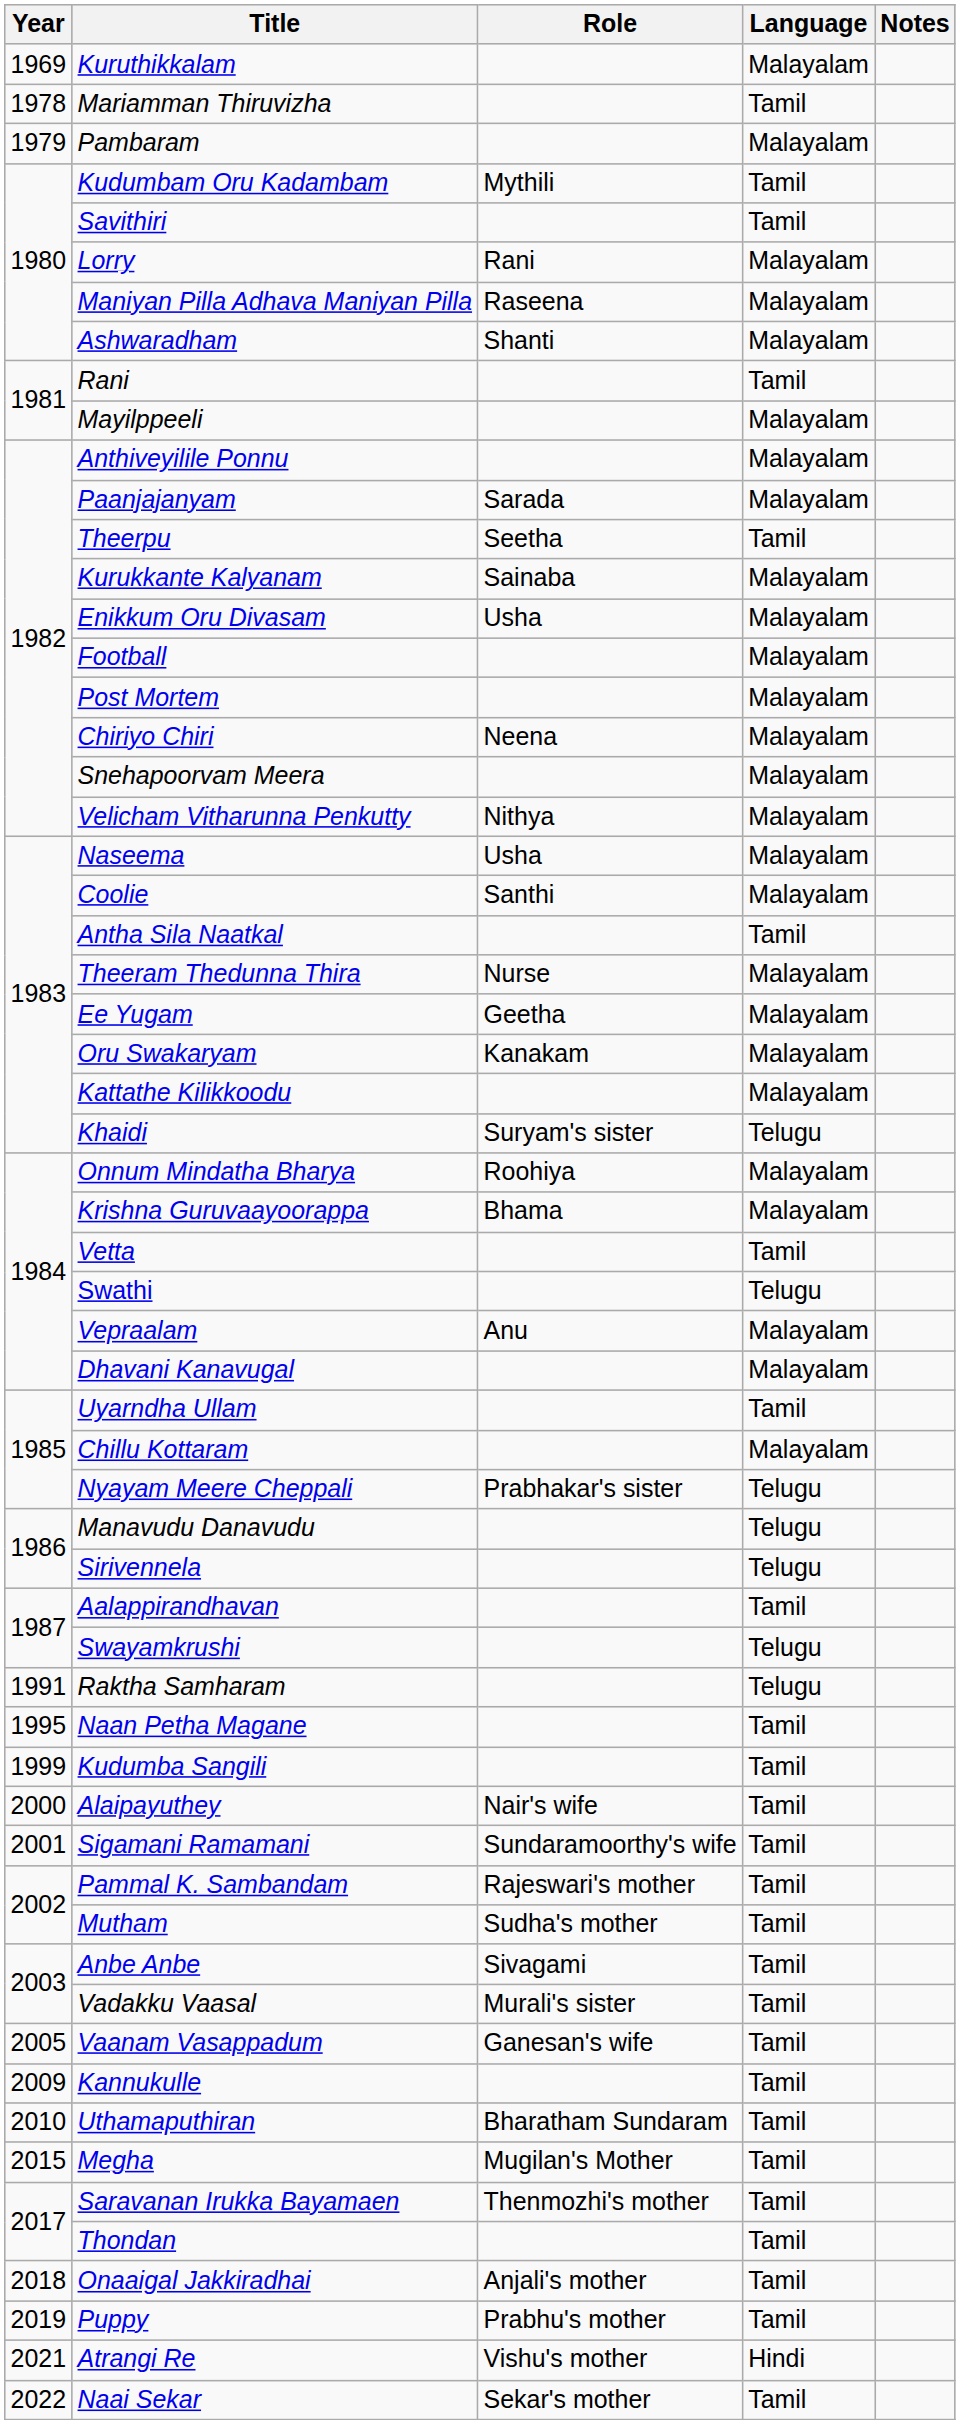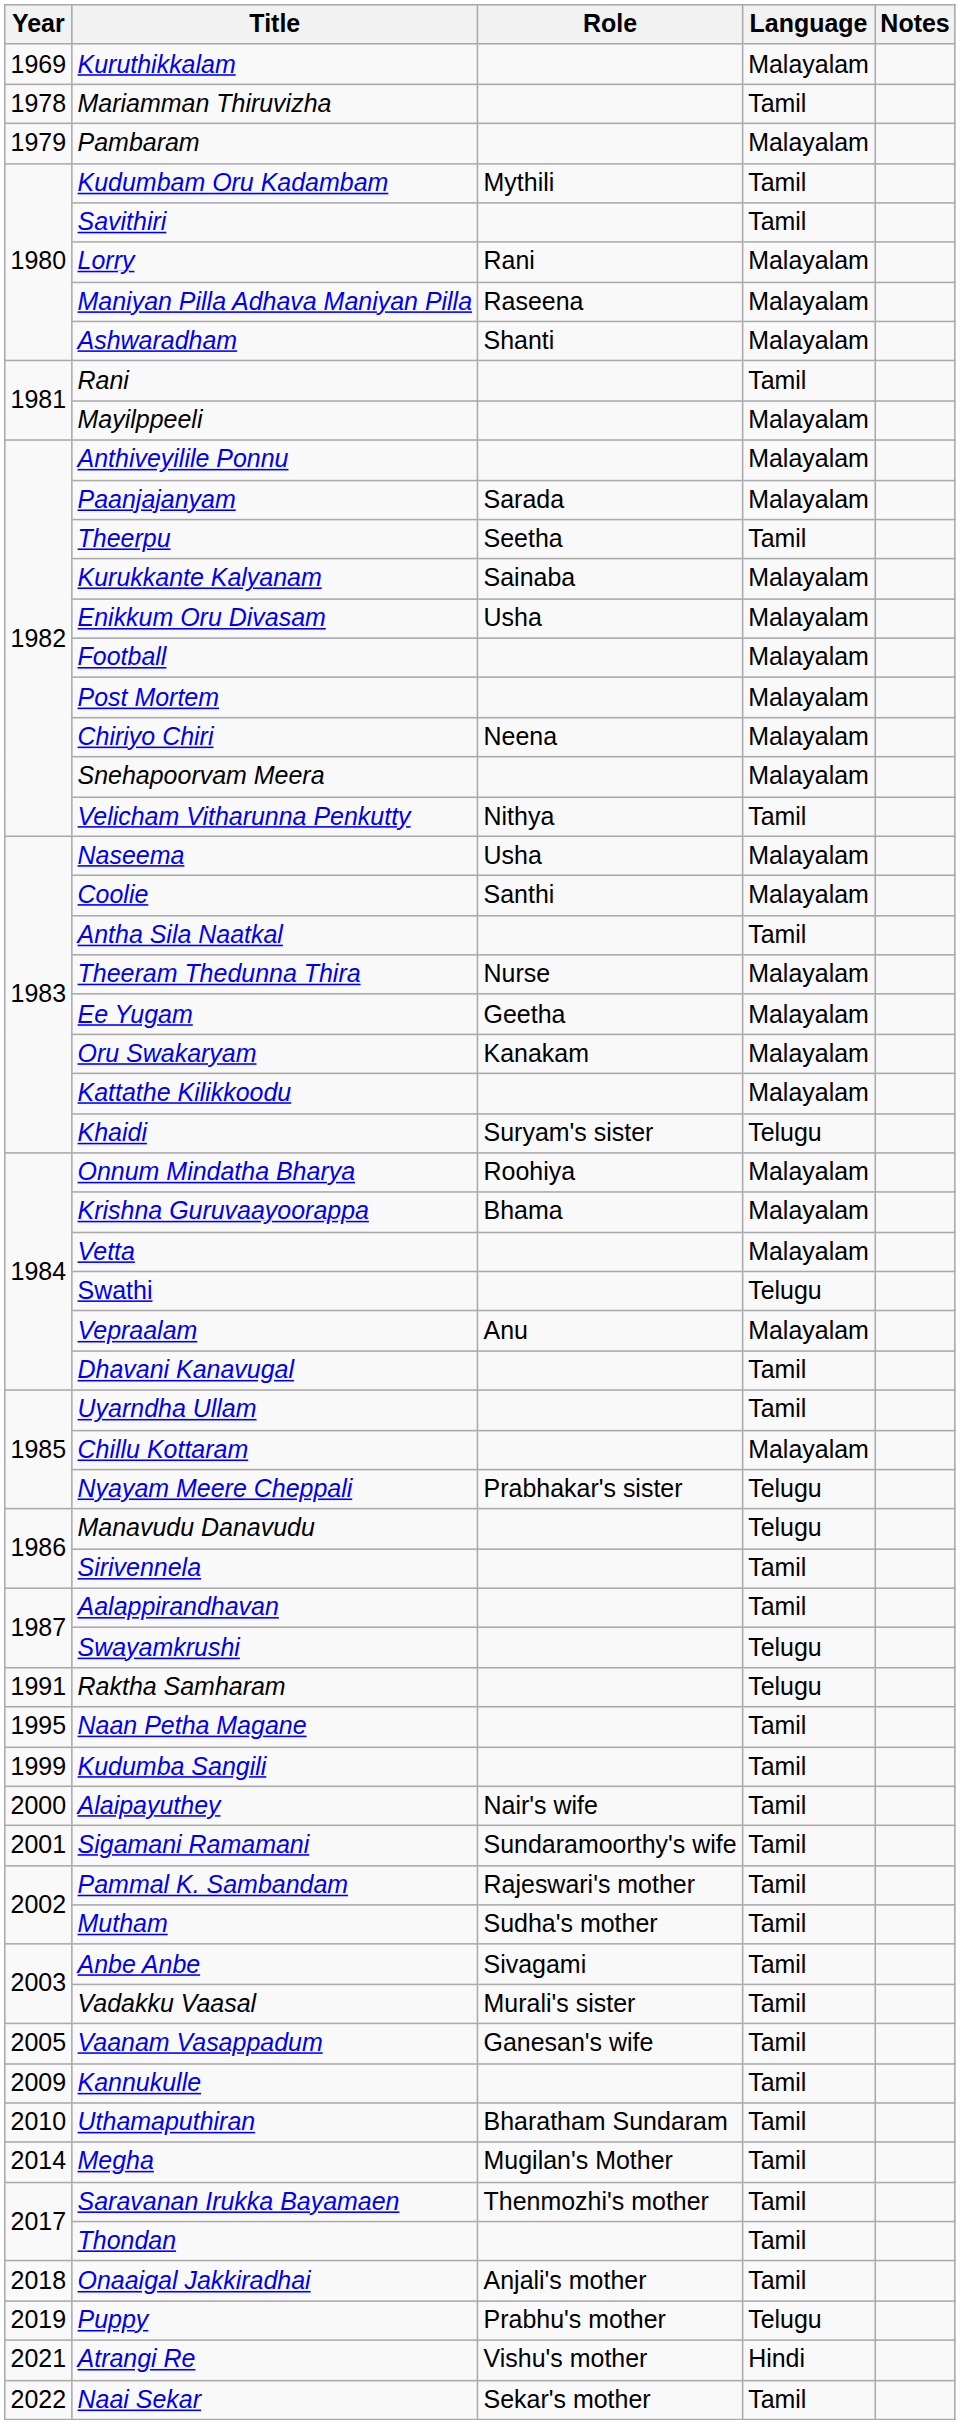(809, 815) Malayalam -> (777, 815) Tamil
(777, 1251) Tamil -> (809, 1251) Malayalam
(809, 1370) Malayalam -> (777, 1370) Tamil
(785, 1568) Telugu -> (777, 1568) Tamil
(38, 2161) 2015 -> (38, 2161) 2014
(777, 2320) Tamil -> (785, 2320) Telugu
